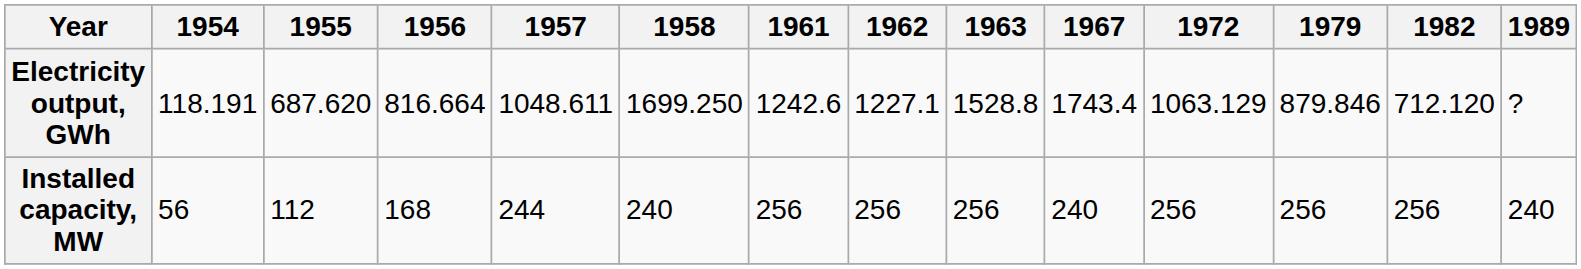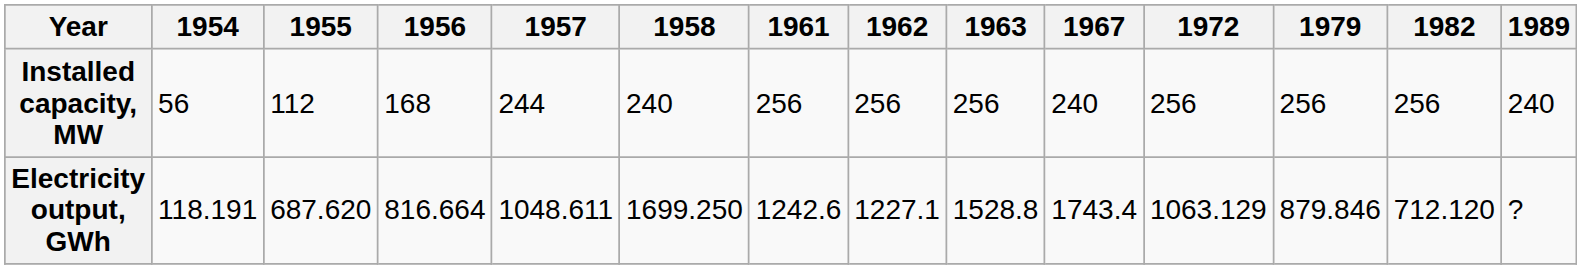rows swapped: (78, 210) <-> (78, 102)
